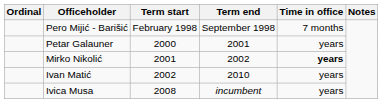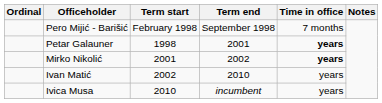(165, 43) 2000 -> (165, 43) 1998
(331, 43) normal -> (330, 43) bold
(165, 91) 2008 -> (165, 91) 2010
